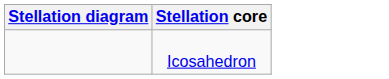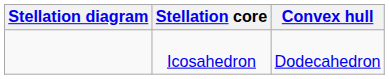+ column: (328, 17)
